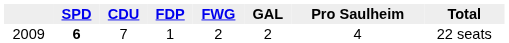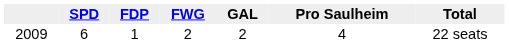- column: (124, 14)
(76, 34) bold -> (84, 34) normal
